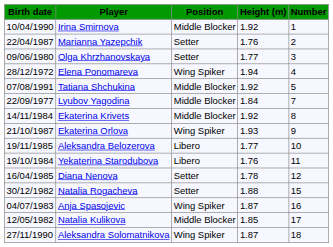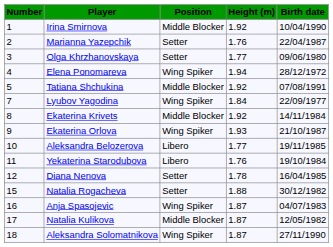columns swapped: (309, 12) <-> (30, 12)
(205, 101) Middle Blocker -> (188, 101) Wing Spiker
(249, 220) 1.85 -> (237, 220) 1.87
